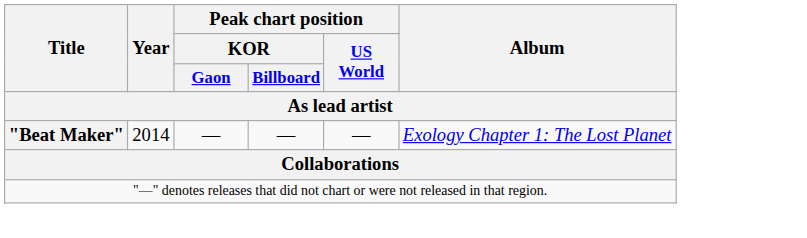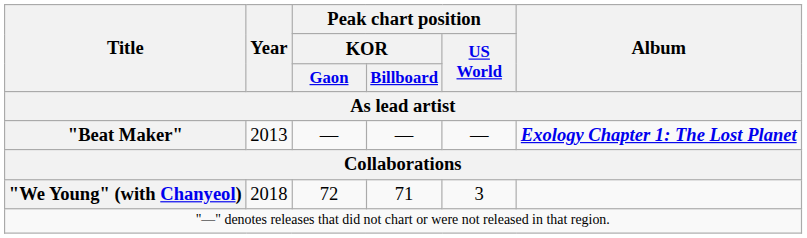(151, 135) 2014 -> (269, 135) 2013
(537, 135) normal -> (659, 135) bold
+ row: (125, 193)
